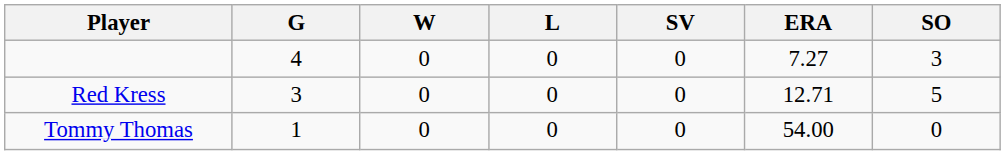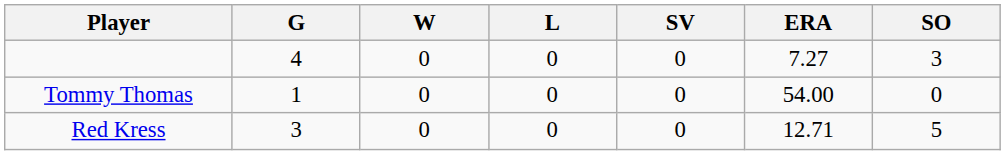rows swapped: (119, 94) <-> (119, 130)
